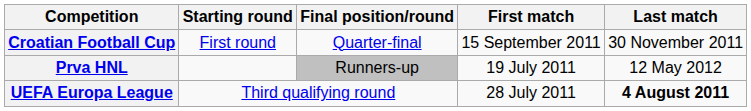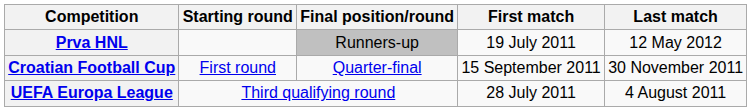rows swapped: (92, 67) <-> (92, 42)
(676, 93) bold -> (676, 93) normal
